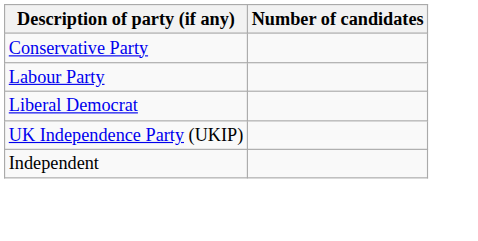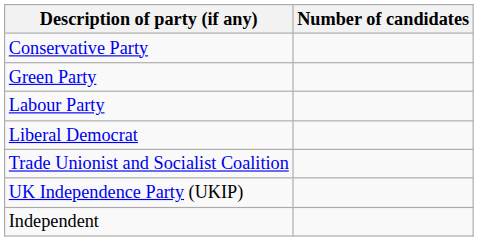+ row: (53, 76)
+ row: (149, 163)
